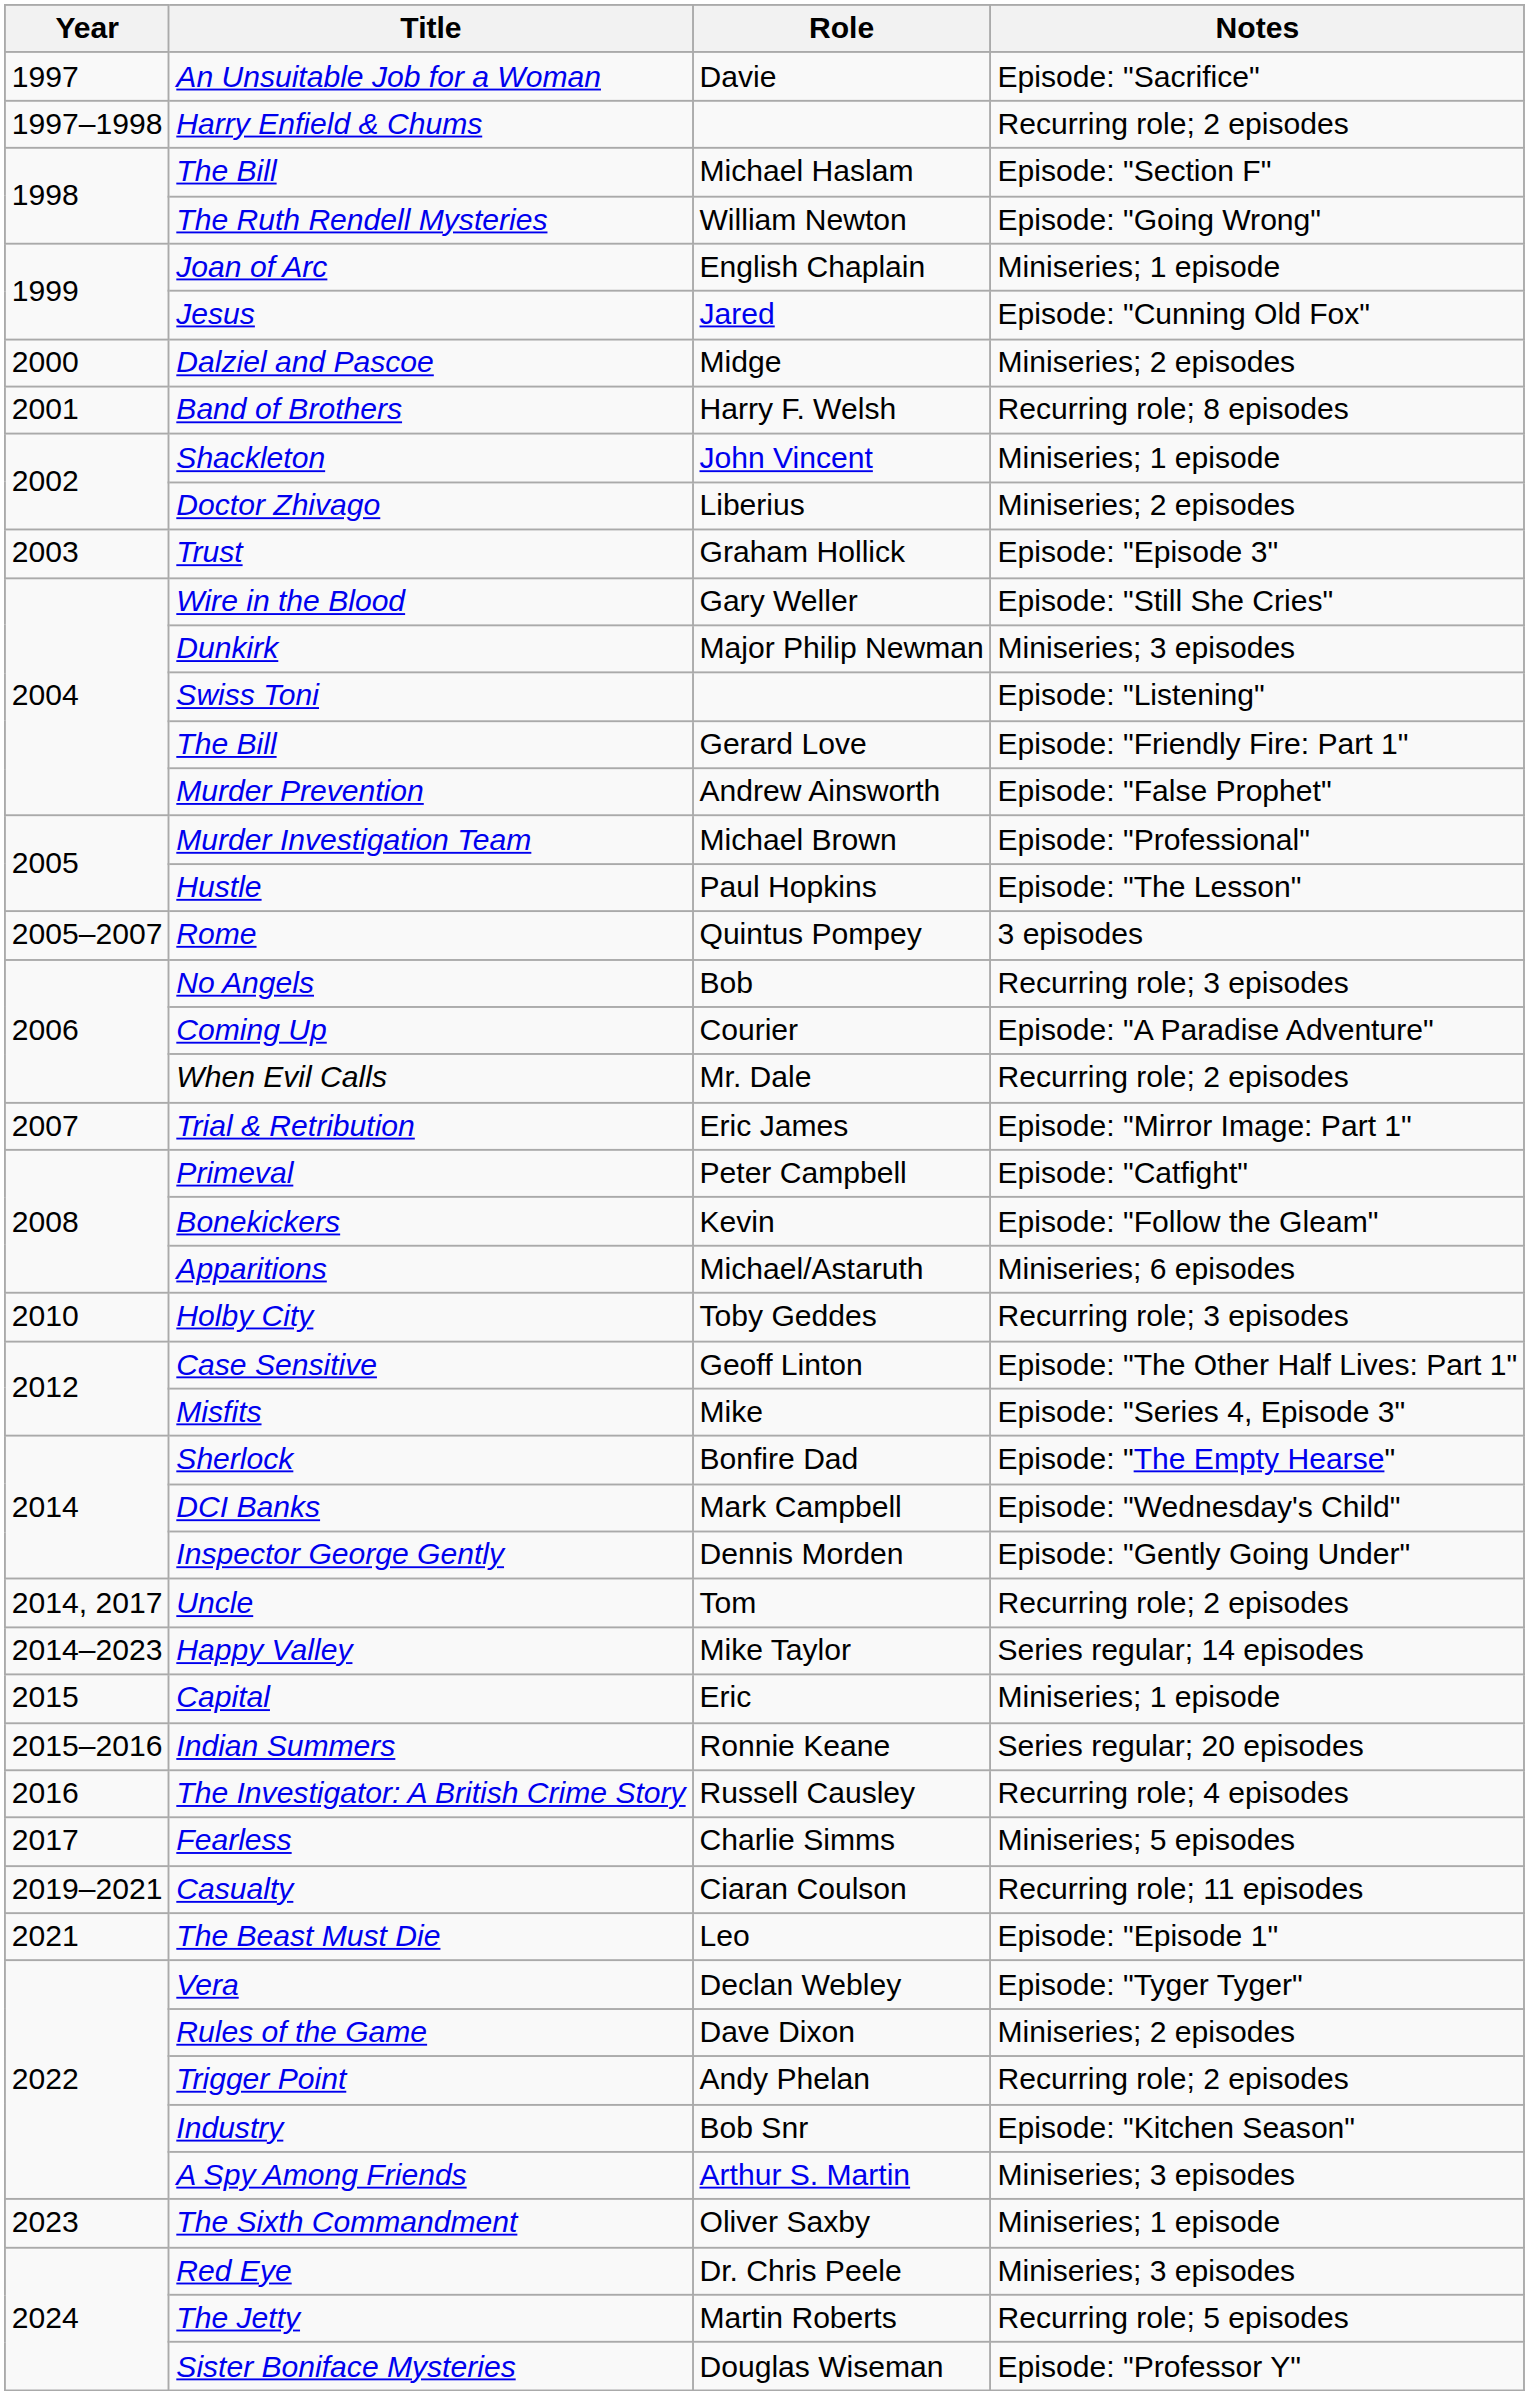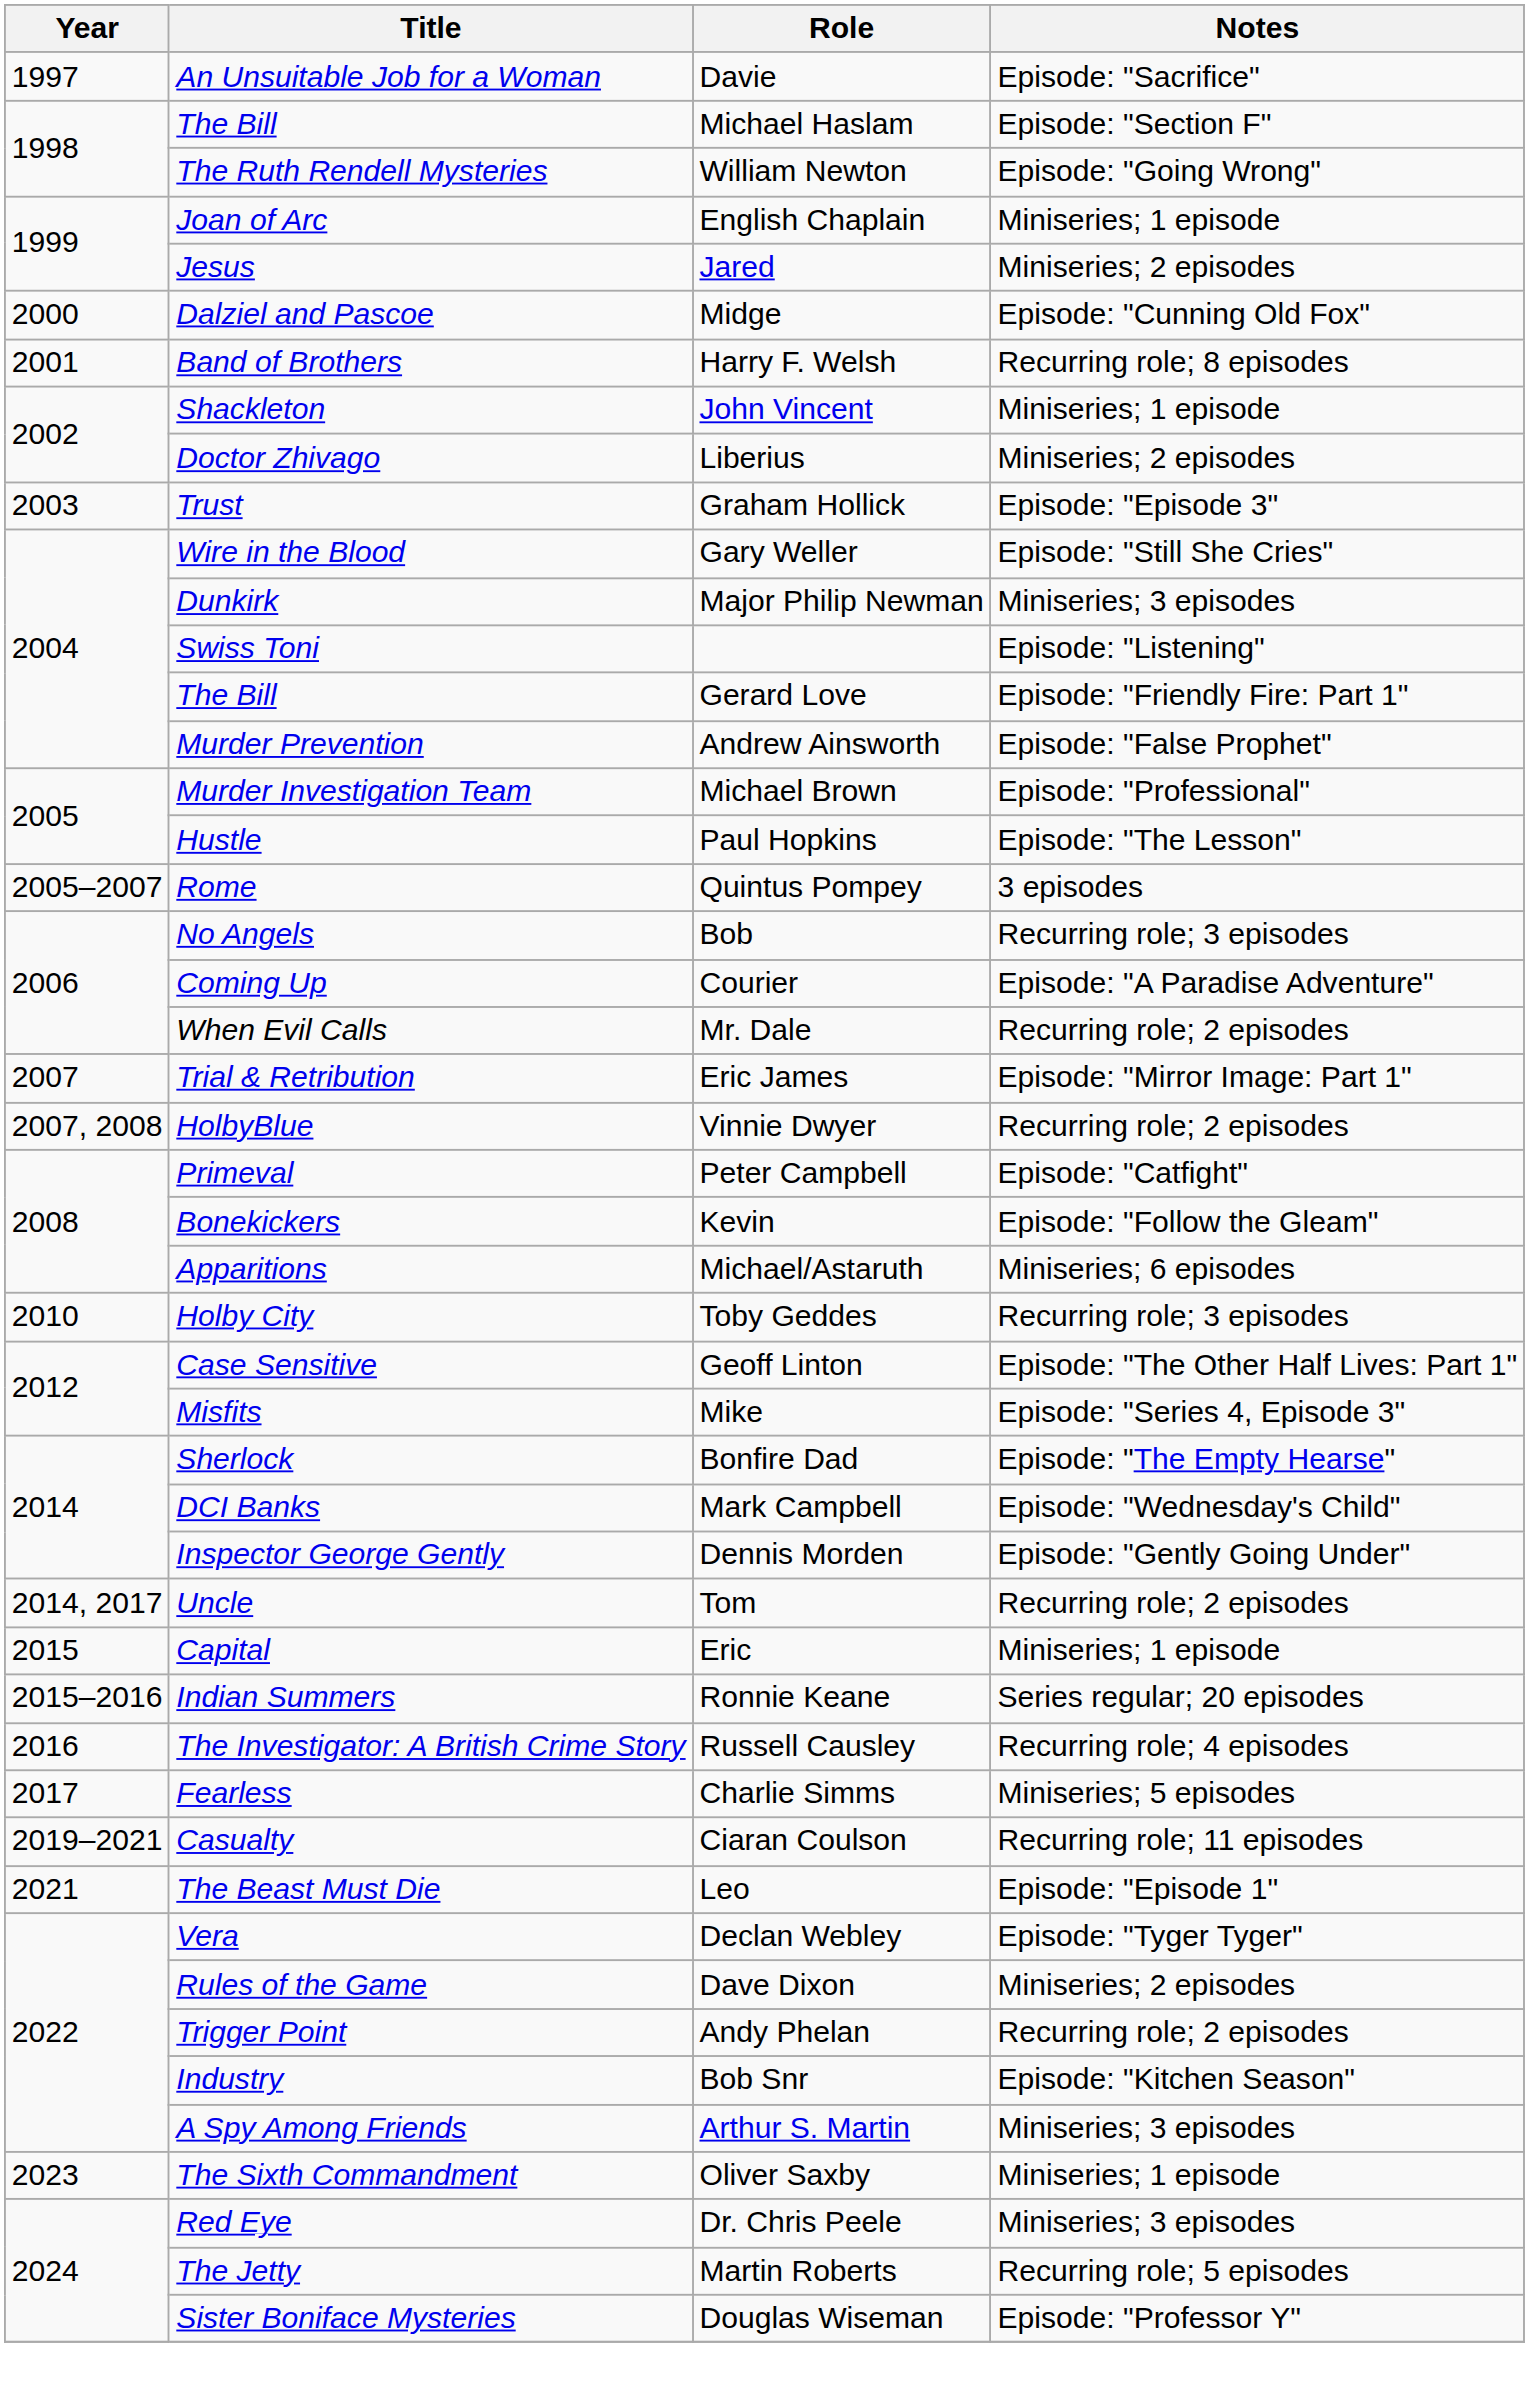- row: (329, 123)
(1184, 314) Episode: "Cunning Old Fox" -> (1146, 266) Miniseries; 2 episodes
(1146, 362) Miniseries; 2 episodes -> (1184, 314) Episode: "Cunning Old Fox"
+ row: (245, 1125)
- row: (264, 1650)
